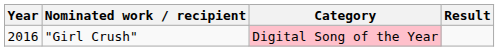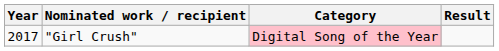(23, 36) 2016 -> (23, 36) 2017
